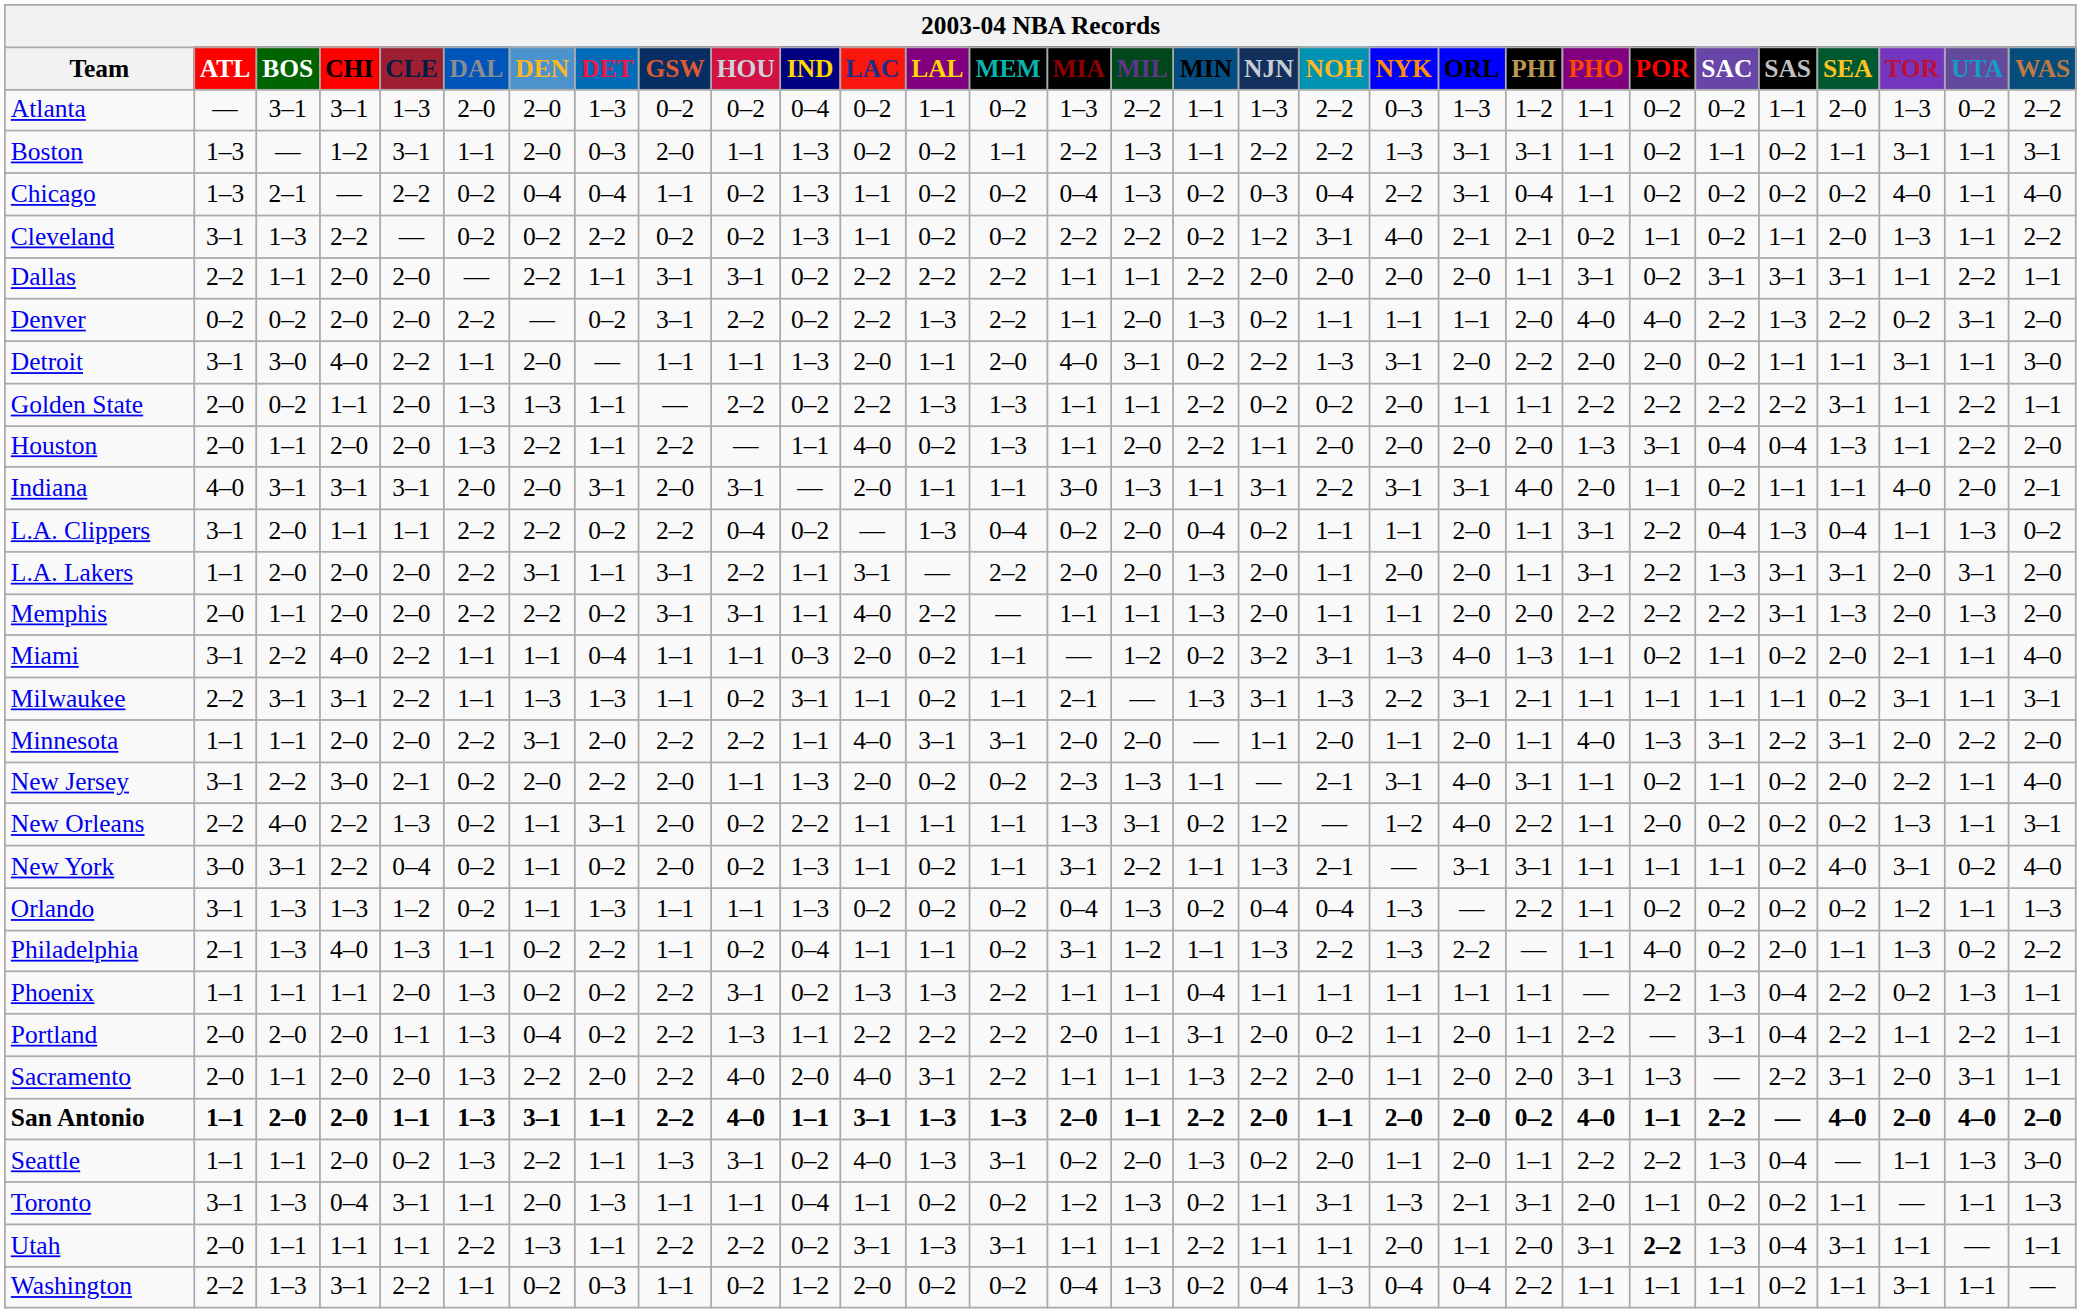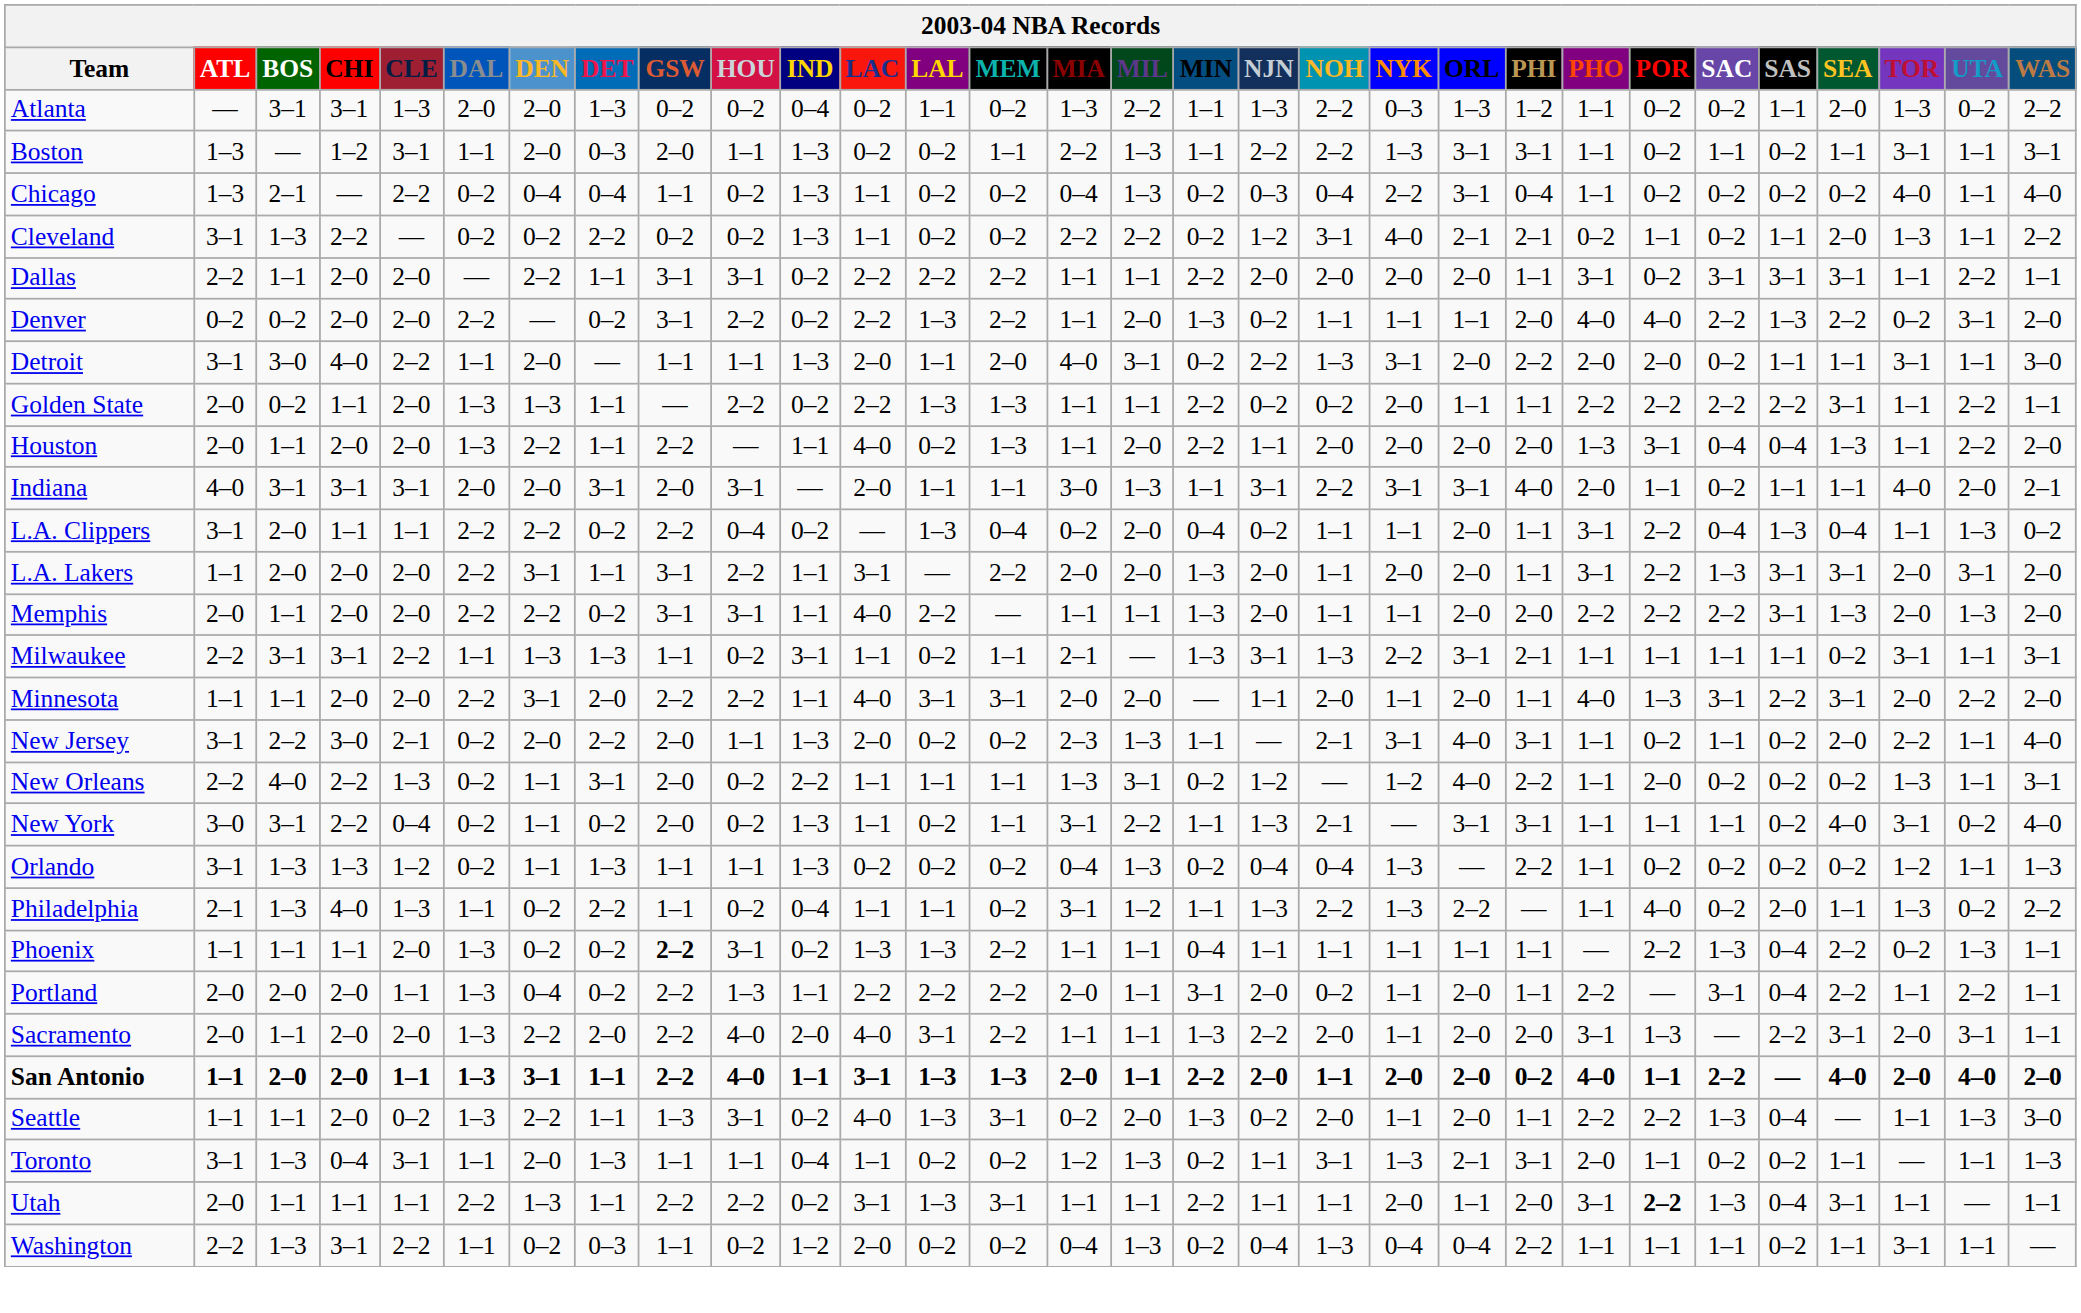- row: (45, 656)
(675, 992) normal -> (675, 950) bold
